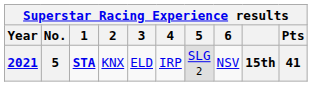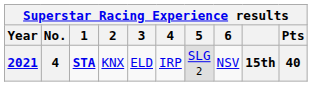(55, 63) 5 -> (55, 63) 4
(293, 63) 41 -> (293, 63) 40
